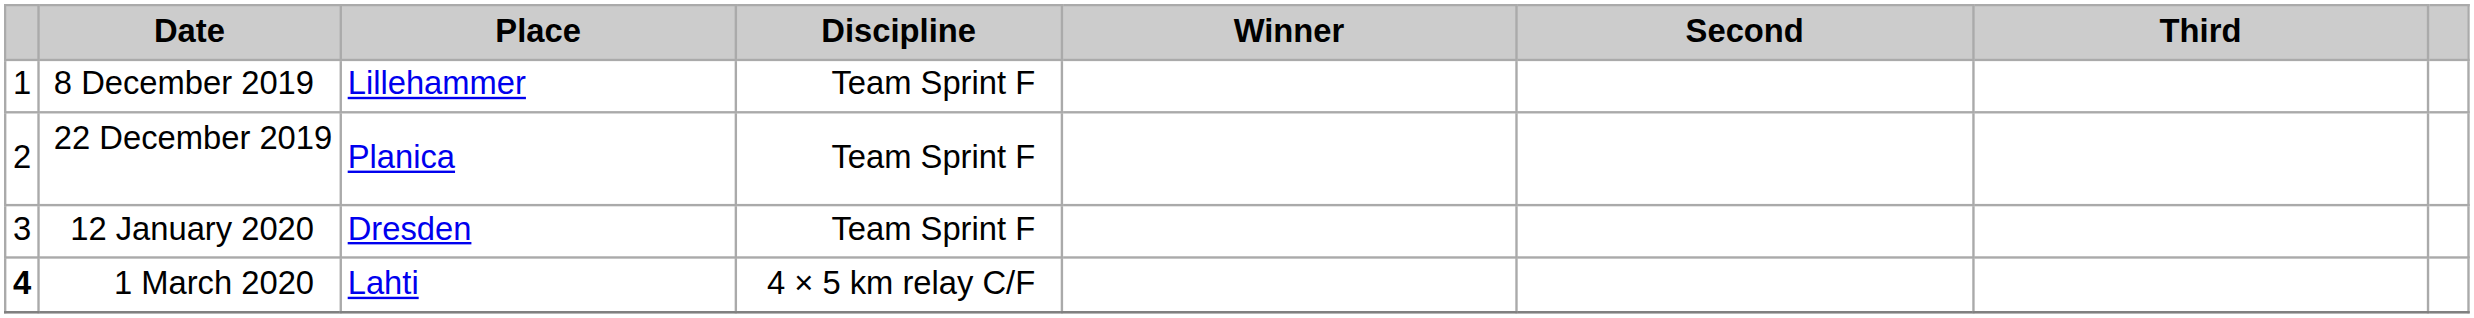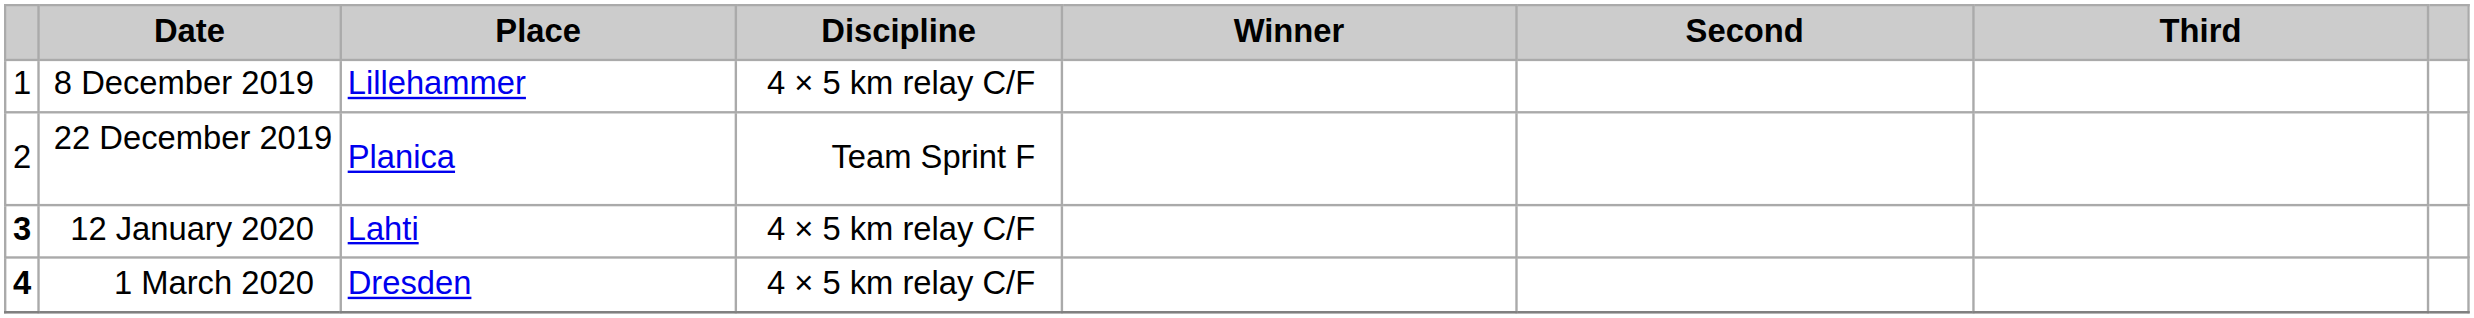(942, 84) Team Sprint F -> (910, 84) 4 × 5 km relay C/F
(22, 229) normal -> (22, 229) bold
(410, 229) Dresden -> (383, 229) Lahti
(942, 229) Team Sprint F -> (910, 229) 4 × 5 km relay C/F
(383, 283) Lahti -> (410, 283) Dresden
